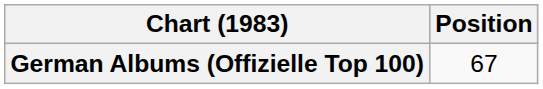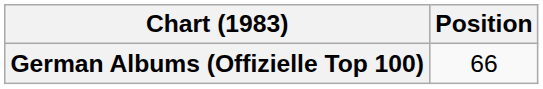(484, 63) 67 -> (484, 63) 66
